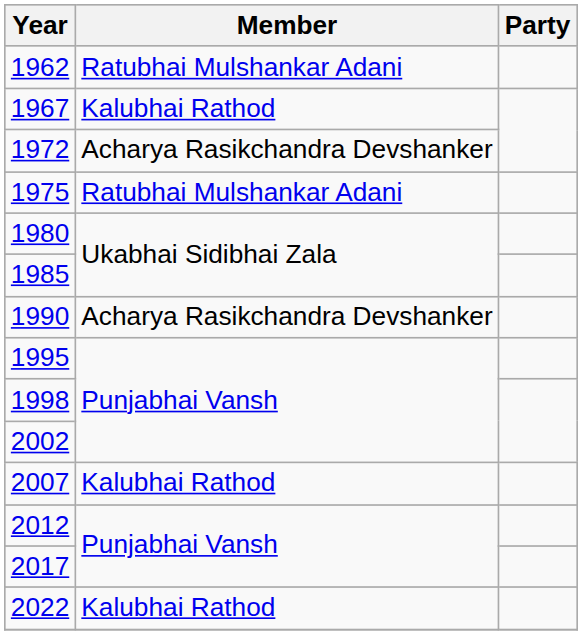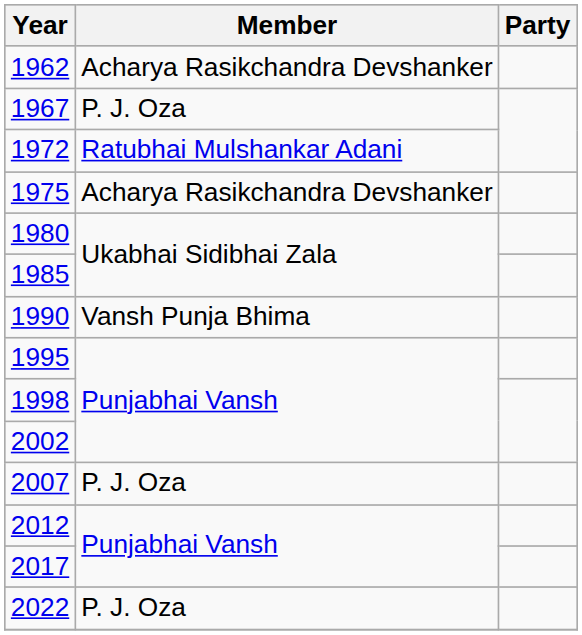(242, 66) Ratubhai Mulshankar Adani -> (287, 66) Acharya Rasikchandra Devshanker
(178, 108) Kalubhai Rathod -> (134, 108) P. J. Oza
(287, 150) Acharya Rasikchandra Devshanker -> (242, 150) Ratubhai Mulshankar Adani
(242, 191) Ratubhai Mulshankar Adani -> (287, 191) Acharya Rasikchandra Devshanker
(287, 316) Acharya Rasikchandra Devshanker -> (196, 316) Vansh Punja Bhima
(178, 483) Kalubhai Rathod -> (134, 483) P. J. Oza
(178, 607) Kalubhai Rathod -> (134, 607) P. J. Oza
